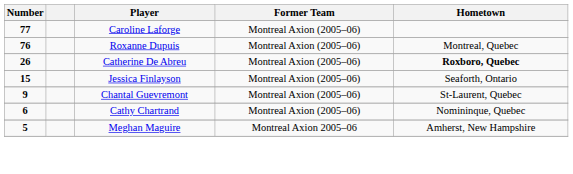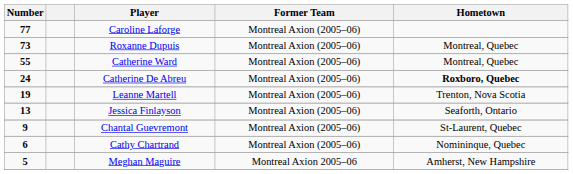(25, 45) 76 -> (25, 45) 73
+ row: (145, 62)
(25, 62) 26 -> (25, 78) 24
+ row: (145, 95)
(25, 78) 15 -> (25, 111) 13
